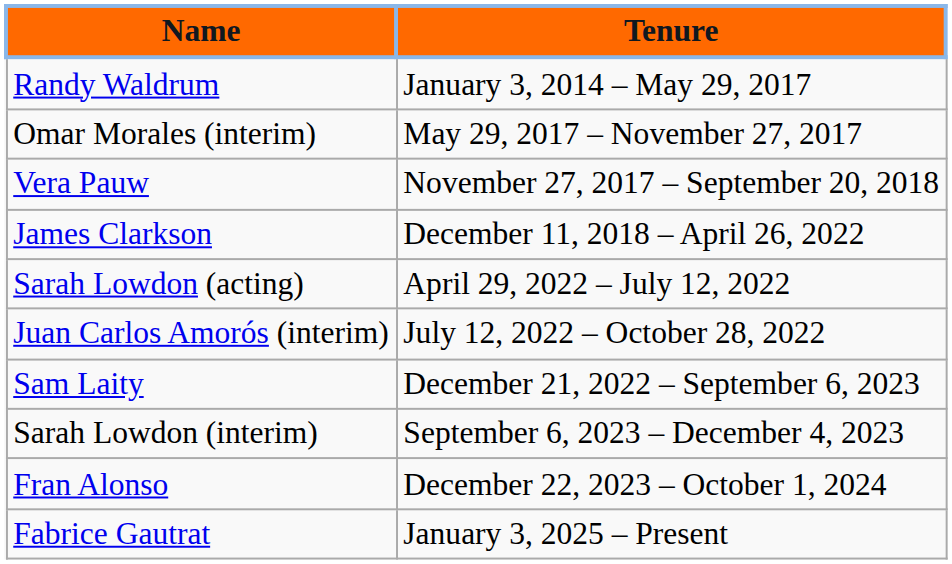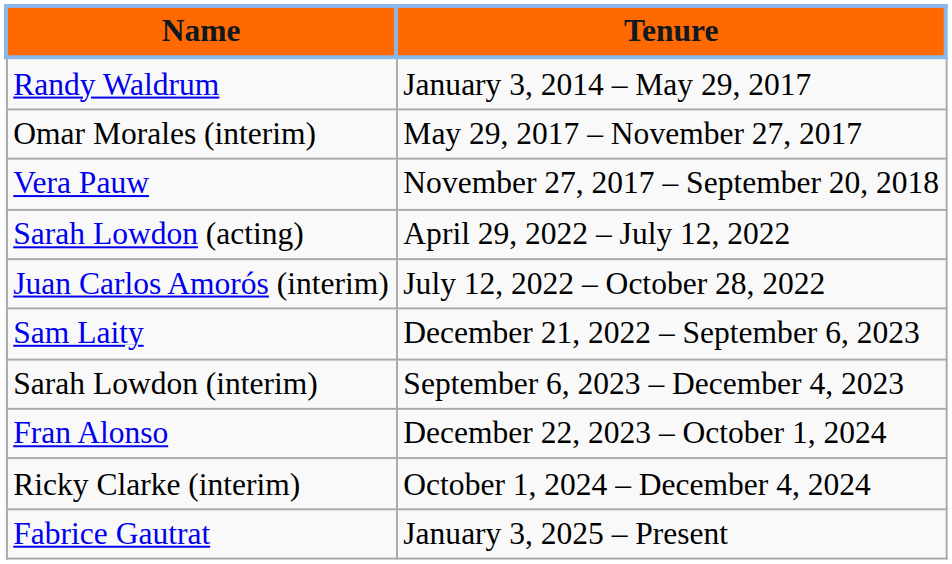- row: (113, 233)
+ row: (157, 483)
